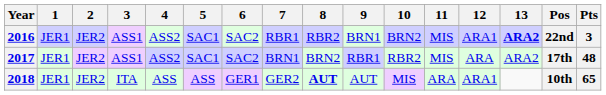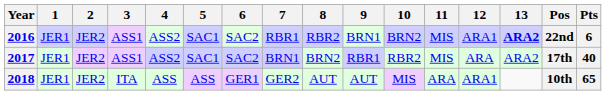(589, 36) 3 -> (589, 36) 6
(589, 57) 48 -> (589, 57) 40
(323, 79) bold -> (323, 79) normal
